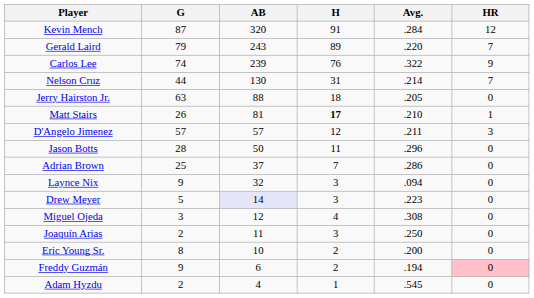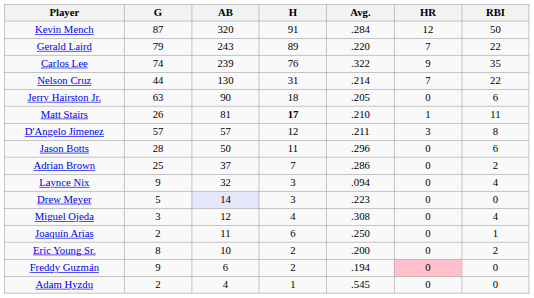+ column: (495, 13)
(258, 98) 88 -> (226, 98) 90
(336, 234) 3 -> (293, 234) 6
